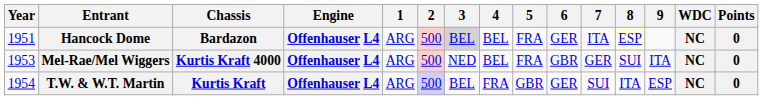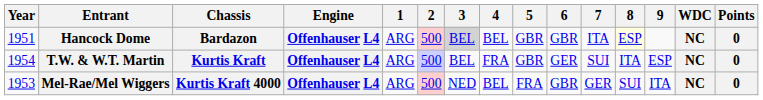(530, 38) FRA -> (530, 38) GBR
(564, 38) GER -> (564, 38) GBR
rows swapped: (106, 61) <-> (106, 83)
